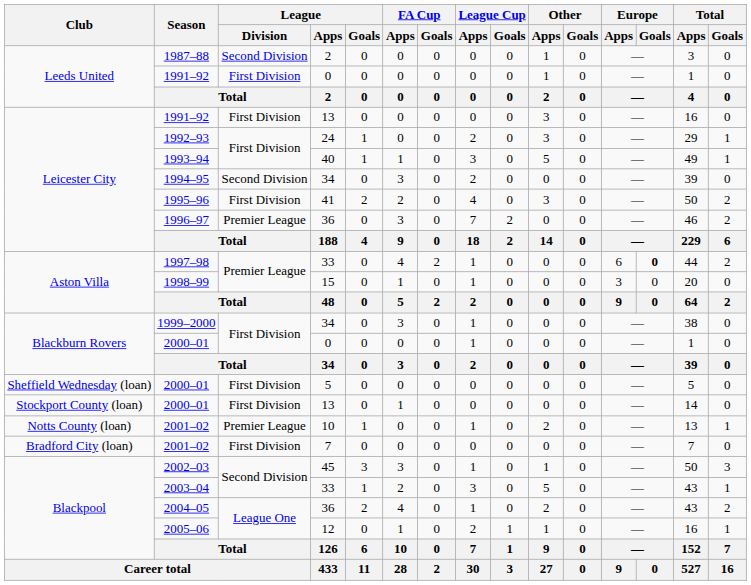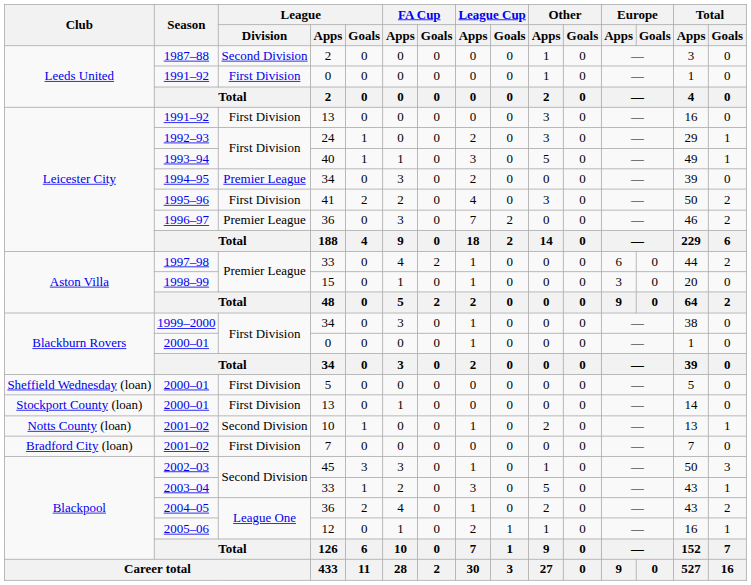(265, 179) Second Division -> (265, 179) Premier League
(655, 261) bold -> (655, 261) normal
(265, 425) Premier League -> (265, 425) Second Division
